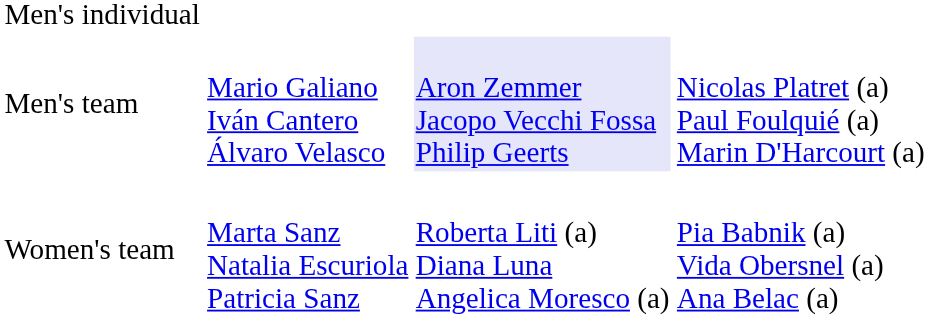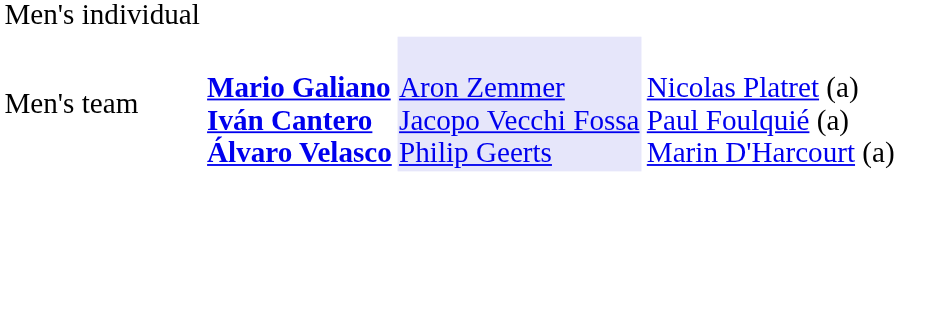(296, 119) normal -> (299, 119) bold
- row: (90, 249)
